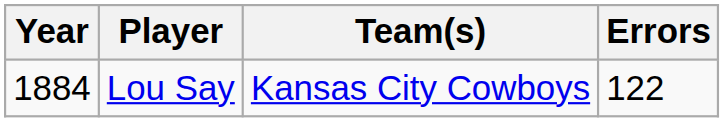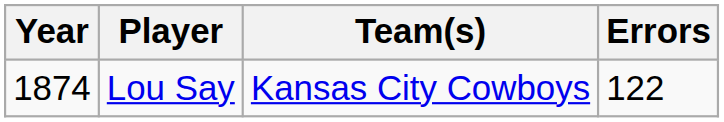(52, 87) 1884 -> (52, 87) 1874
